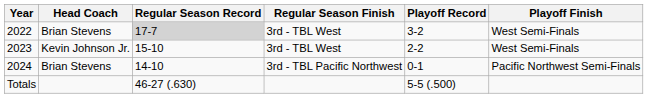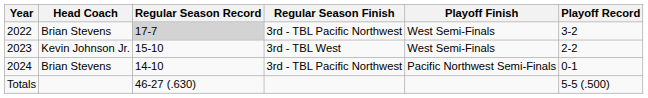columns swapped: (447, 13) <-> (566, 13)
(304, 31) 3rd - TBL West -> (334, 31) 3rd - TBL Pacific Northwest
